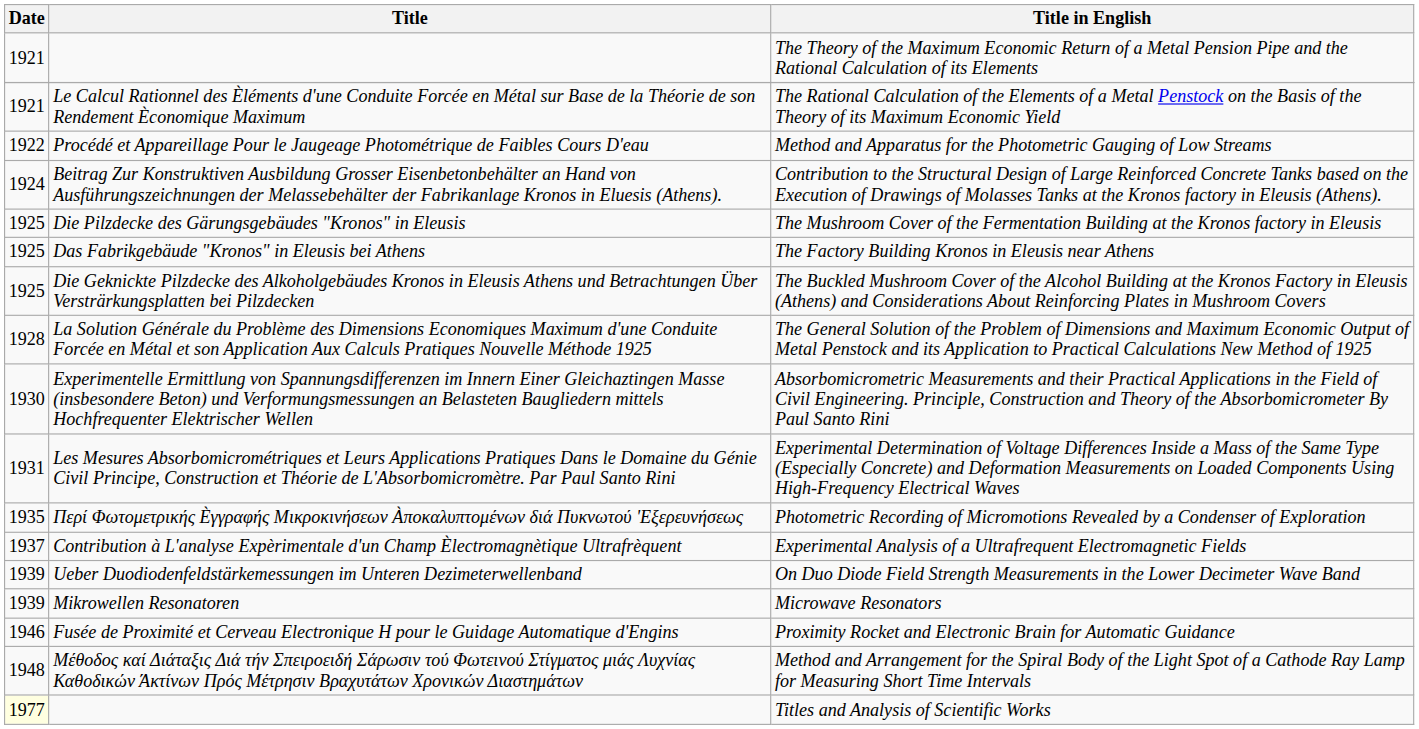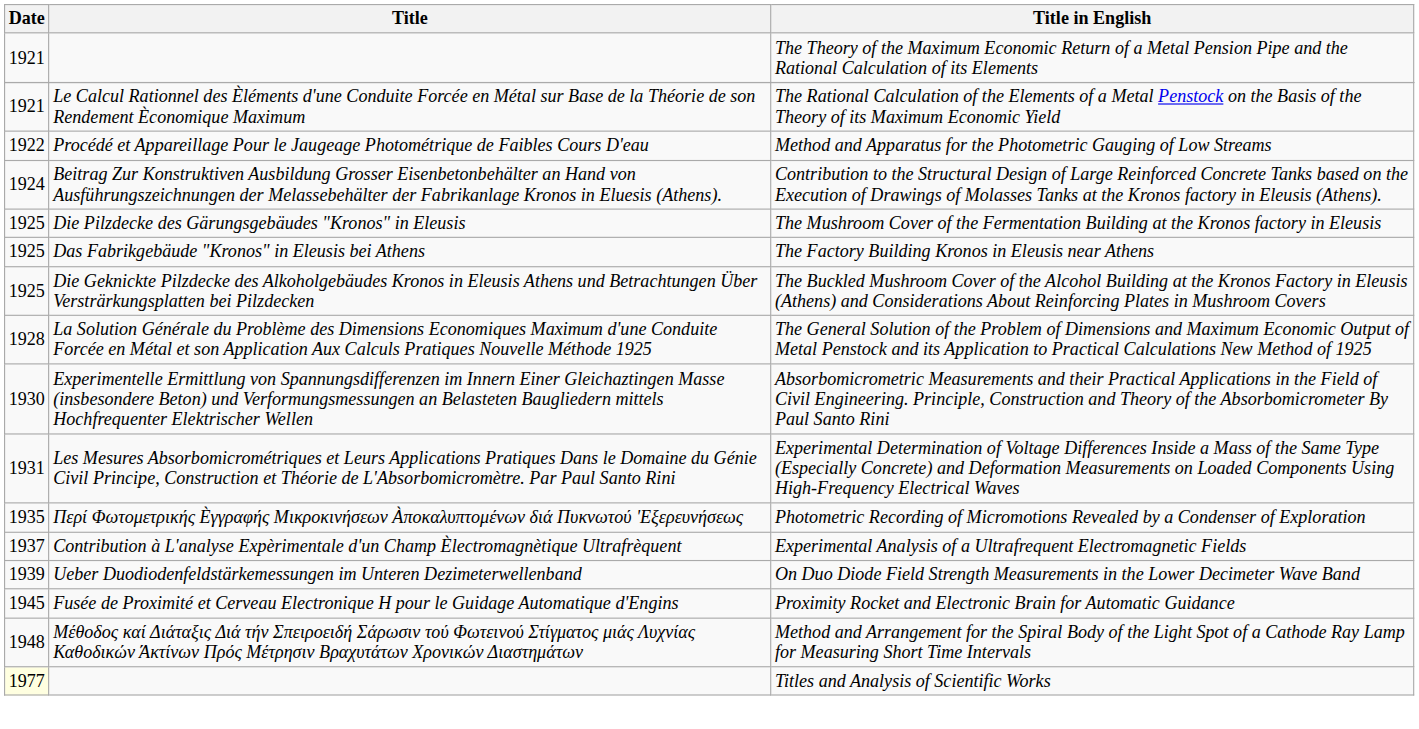- row: (858, 603)
(27, 632) 1946 -> (27, 603) 1945
